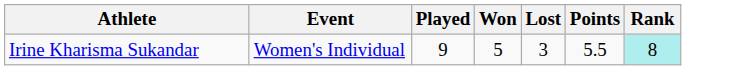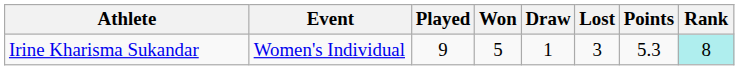+ column: (548, 19)
(595, 49) 5.5 -> (649, 49) 5.3
